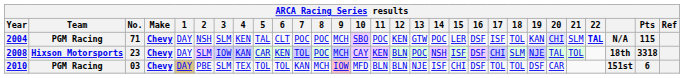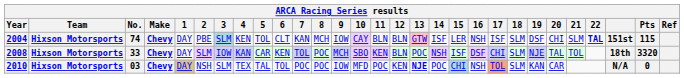(77, 39) PGM Racing -> (77, 39) Hixson Motorsports
(135, 39) 71 -> (135, 39) 74
(204, 39) NSH -> (204, 39) PBE
(224, 39) no background -> (224, 39) lightblue background
(263, 39) TAL -> (263, 39) TOL
(302, 39) POC -> (302, 39) KAN
(321, 39) POC -> (321, 39) MCH
(341, 39) MCH -> (341, 39) IOW
(361, 39) SBO -> (361, 39) CAY
(380, 39) POC -> (380, 39) BLN
(400, 39) KEN -> (400, 39) BLN
(419, 39) no background -> (419, 39) pink background
(439, 39) POC -> (439, 39) ISF
(478, 39) DSF -> (478, 39) NSH
(517, 39) TOL -> (517, 39) SLM
(537, 39) KAN -> (537, 39) DSF
(556, 39) lavender background -> (556, 39) no background
(620, 39) N/A -> (620, 39) 151st
(135, 53) 23 -> (135, 53) 33
(361, 53) CAY -> (361, 53) SBO
(647, 53) 3318 -> (647, 53) 3320
(77, 66) PGM Racing -> (77, 66) Hixson Motorsports
(204, 66) PBE -> (204, 66) NSH
(263, 66) TOL -> (263, 66) TAL
(302, 66) KAN -> (302, 66) POC
(321, 66) MCH -> (321, 66) POC
(341, 66) pink background -> (341, 66) no background
(380, 66) BLN -> (380, 66) POC
(400, 66) BLN -> (400, 66) KEN
(419, 66) normal -> (419, 66) bold
(439, 66) ISF -> (439, 66) POC
(458, 66) no background -> (458, 66) lightblue background
(478, 66) DSF -> (478, 66) NSH
(498, 66) no background -> (498, 66) lightsalmon background
(517, 66) TOL -> (517, 66) SLM
(537, 66) DSF -> (537, 66) KAN
(620, 66) 151st -> (620, 66) N/A
(647, 66) 6 -> (647, 66) 0
